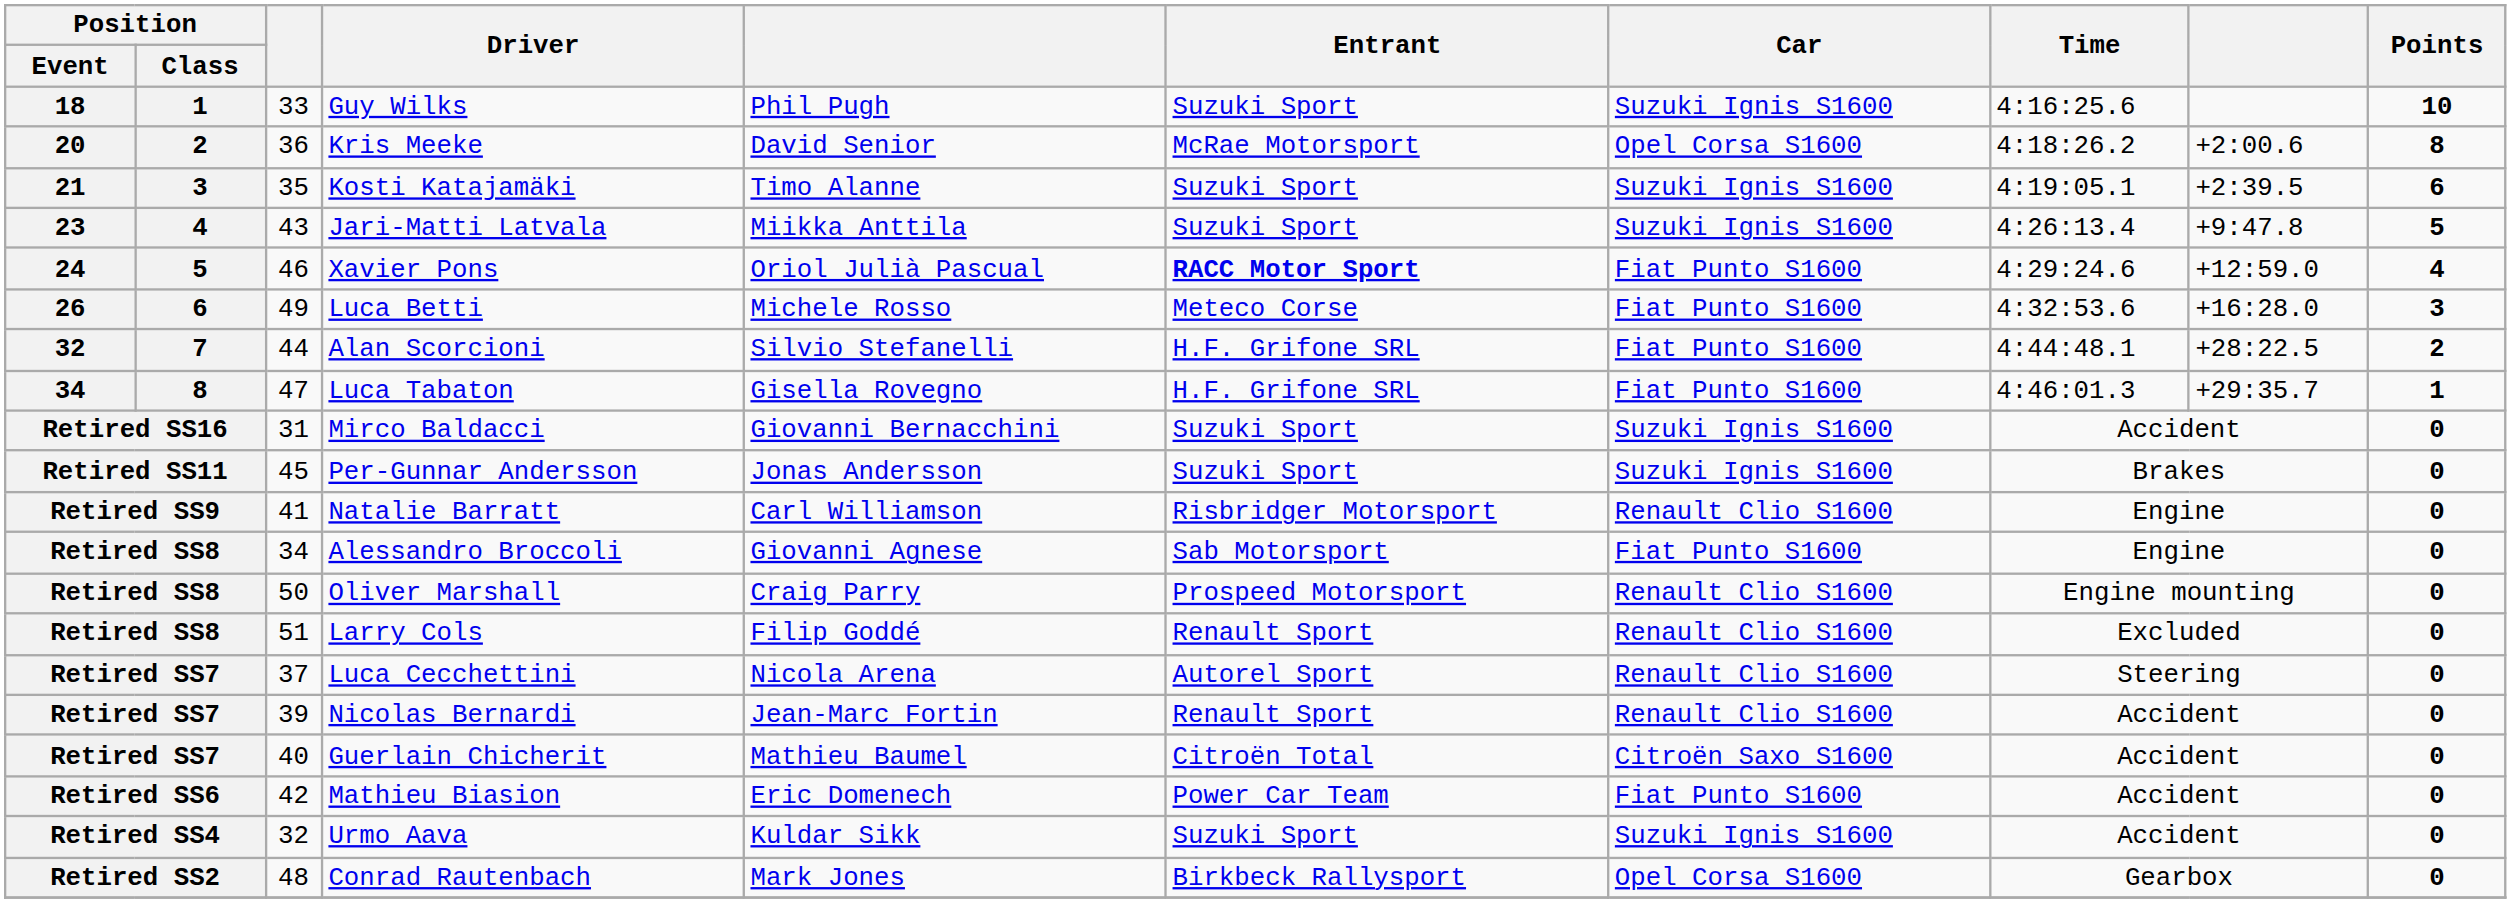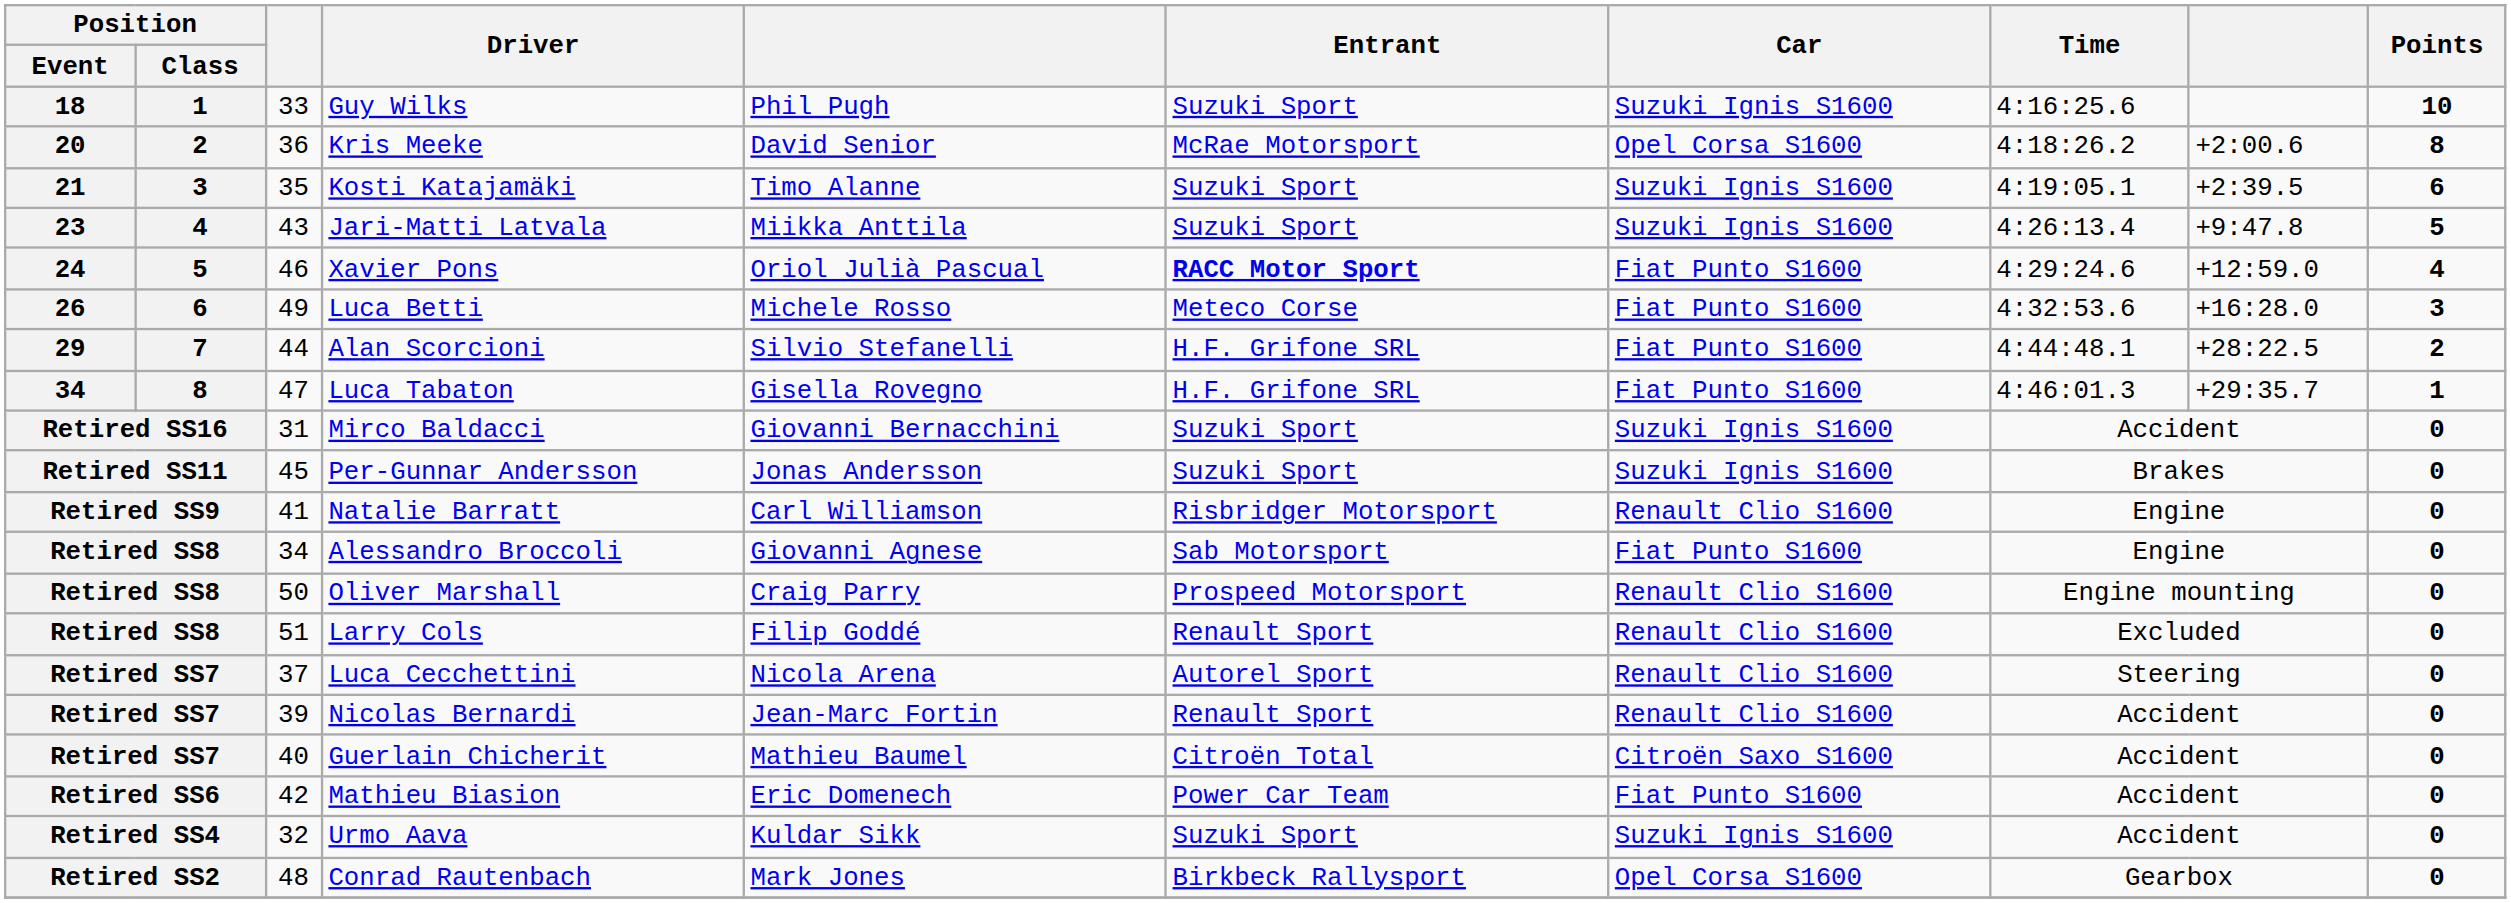(70, 350) 32 -> (70, 350) 29
